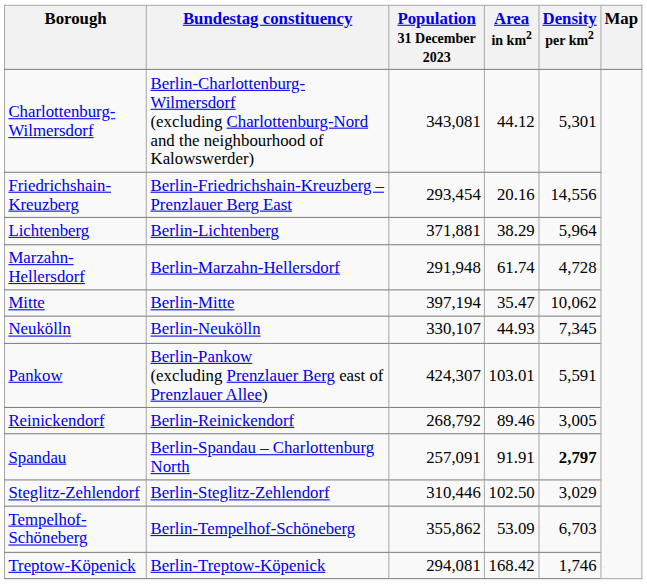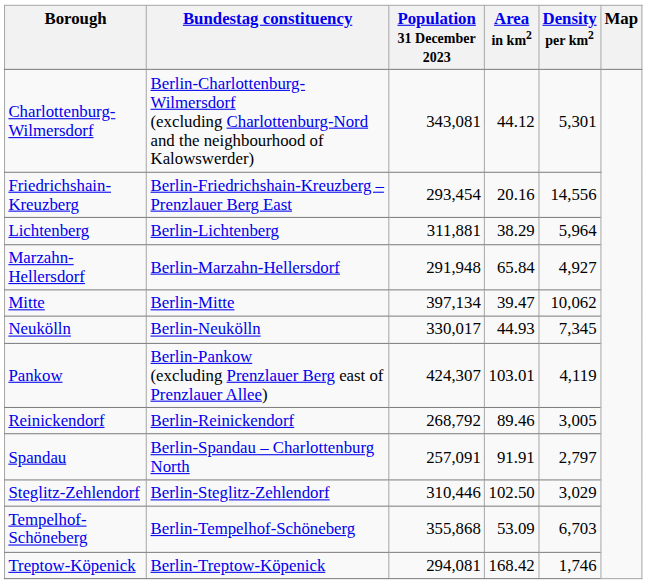(454, 230) 371,881 -> (454, 230) 311,881
(516, 266) 61.74 -> (516, 266) 65.84
(578, 266) 4,728 -> (578, 266) 4,927
(454, 303) 397,194 -> (454, 303) 397,134
(516, 303) 35.47 -> (516, 303) 39.47
(454, 329) 330,107 -> (454, 329) 330,017
(578, 375) 5,591 -> (578, 375) 4,119
(578, 456) bold -> (578, 456) normal
(454, 529) 355,862 -> (454, 529) 355,868
